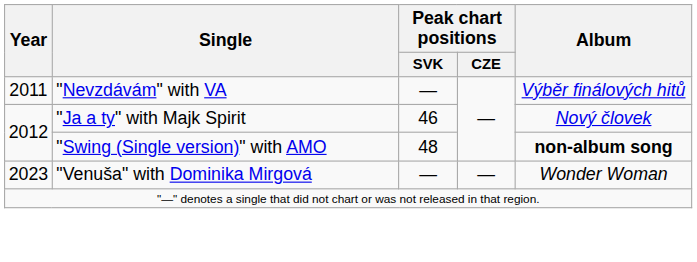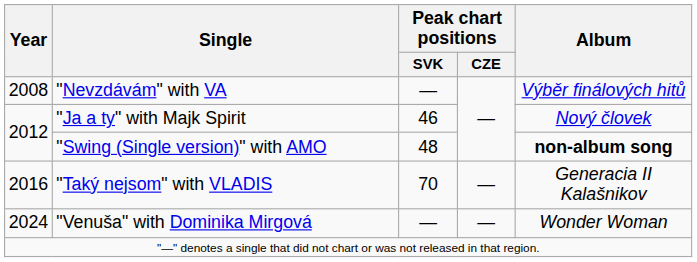(28, 90) 2011 -> (28, 90) 2008
+ row: (164, 184)
(28, 174) 2023 -> (28, 223) 2024
